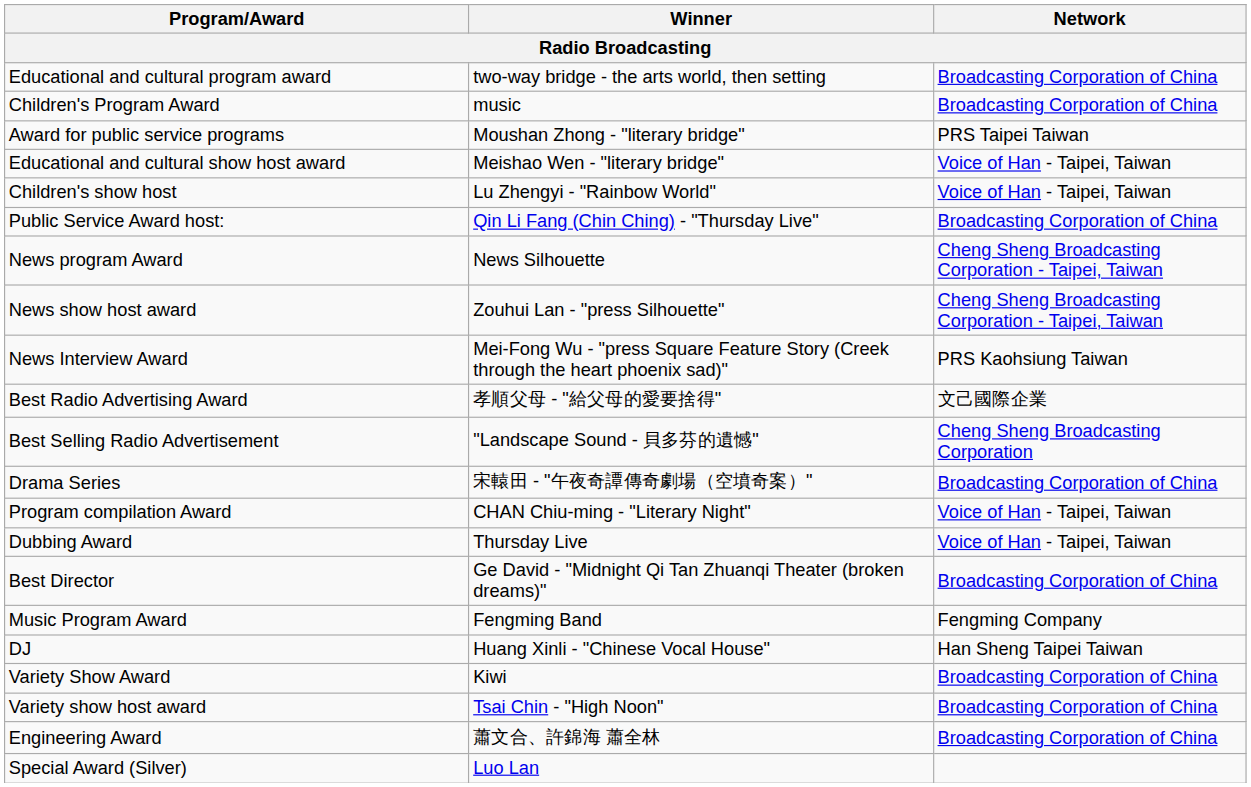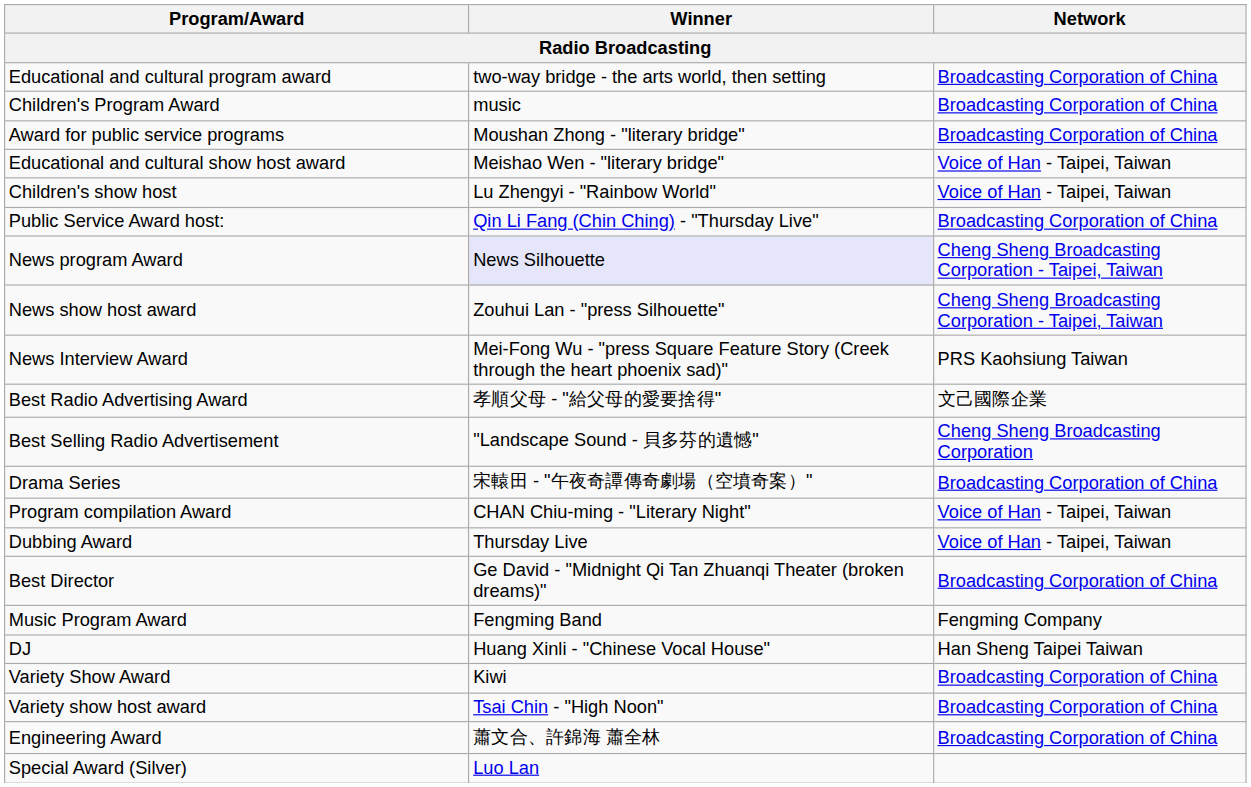(1013, 134) PRS Taipei Taiwan -> (1078, 134) Broadcasting Corporation of China
(539, 260) no background -> (539, 260) lavender background
